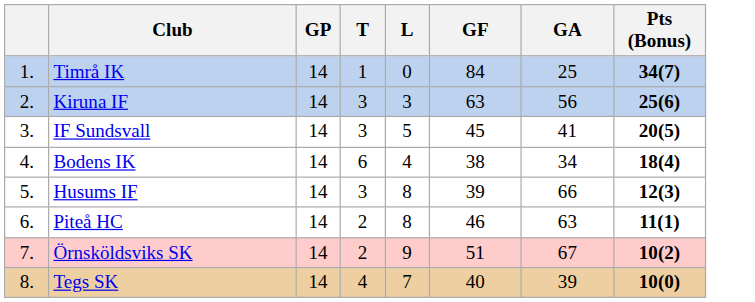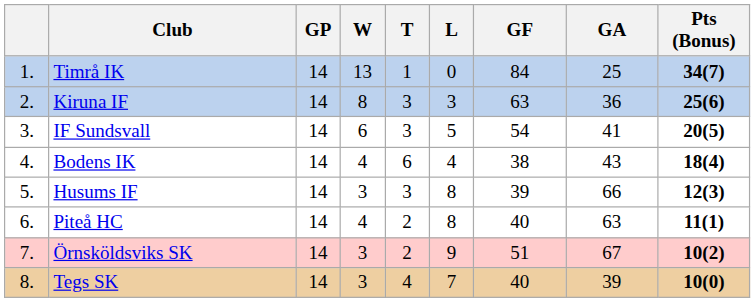+ column: (363, 30)
(567, 101) 56 -> (612, 101) 36
(475, 131) 45 -> (520, 131) 54
(567, 161) 34 -> (612, 161) 43
(475, 222) 46 -> (520, 222) 40
